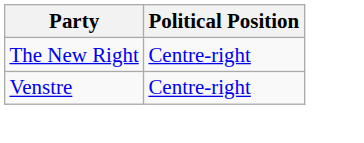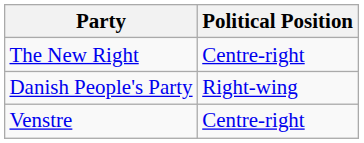+ row: (101, 87)
